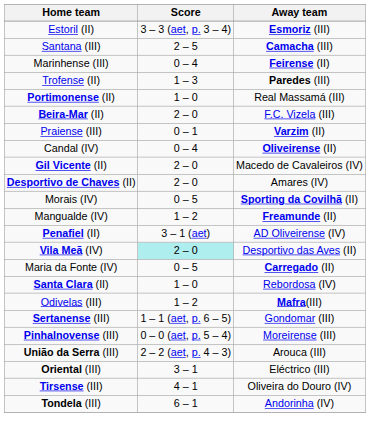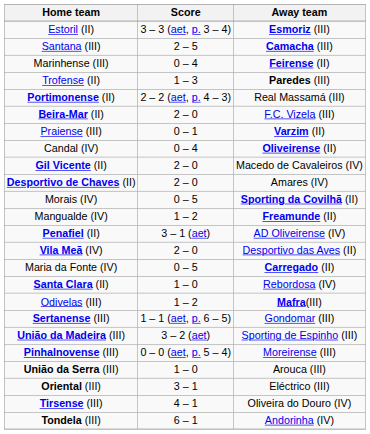(186, 98) 1 – 0 -> (186, 98) 2 – 2 (aet, p. 4 – 3)
(186, 251) paleturquoise background -> (186, 251) no background
+ row: (71, 336)
(186, 353) 2 – 2 (aet, p. 4 – 3) -> (186, 370) 1 – 0
